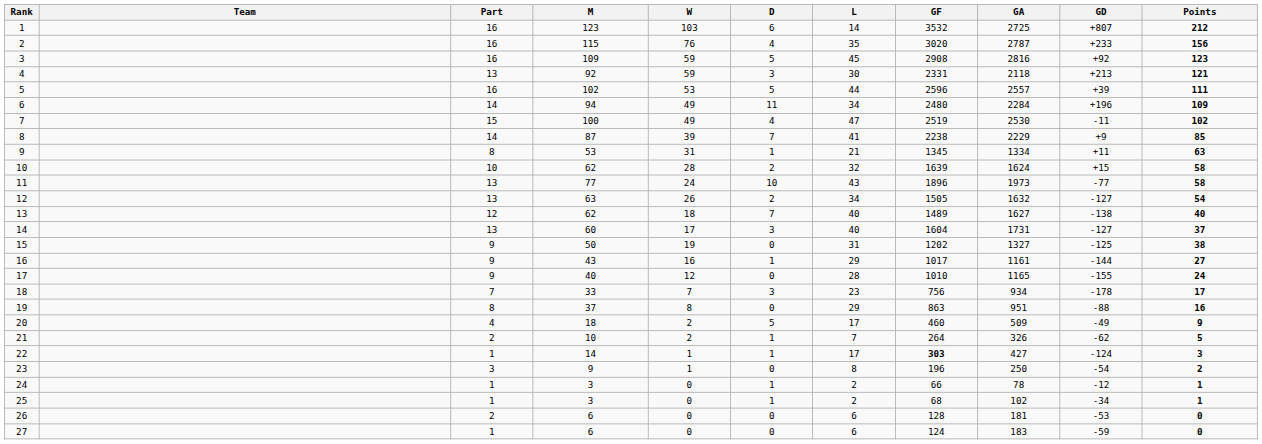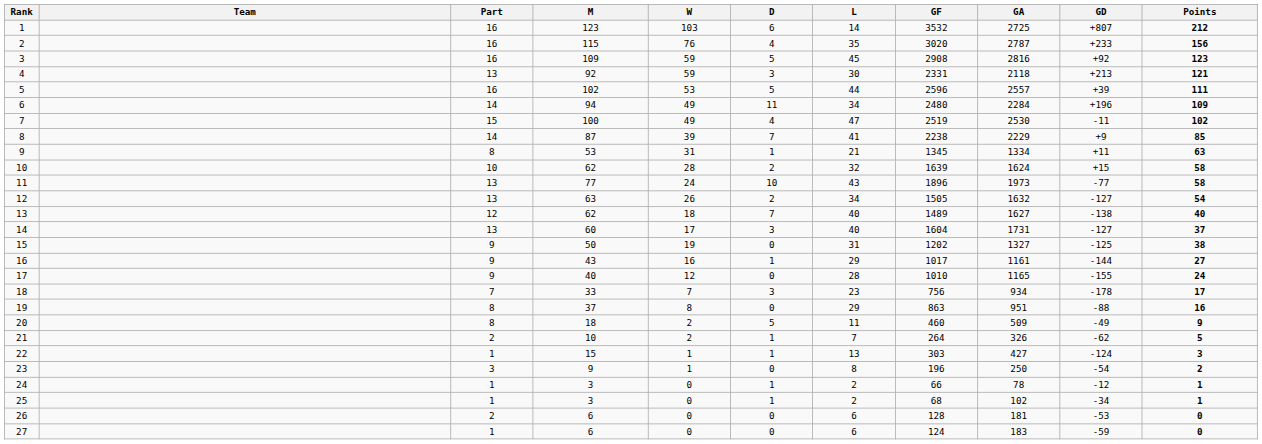(492, 322) 4 -> (492, 322) 8
(854, 322) 17 -> (854, 322) 11
(591, 353) 14 -> (591, 353) 15
(854, 353) 17 -> (854, 353) 13
(936, 353) bold -> (936, 353) normal
